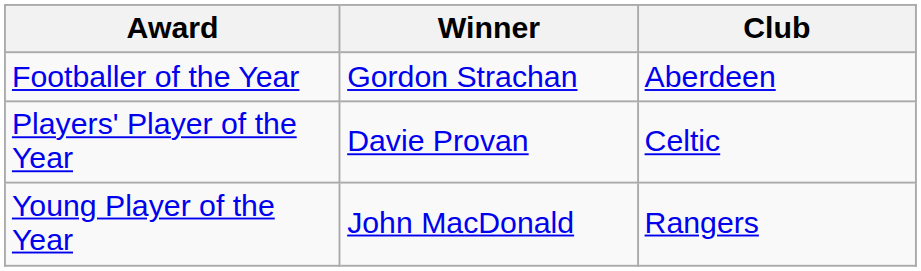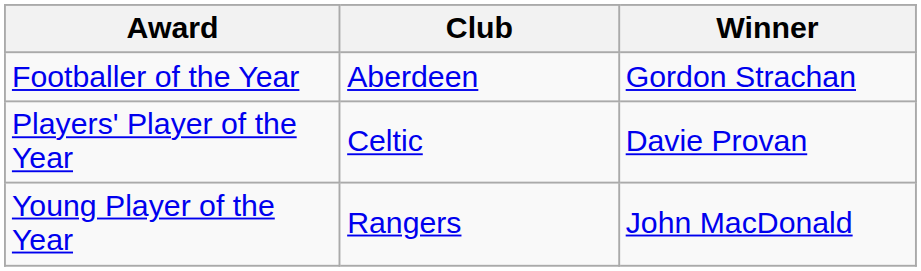columns swapped: (489, 28) <-> (777, 28)
